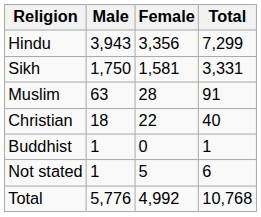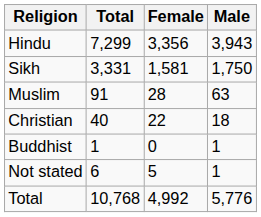columns swapped: (227, 17) <-> (111, 17)
